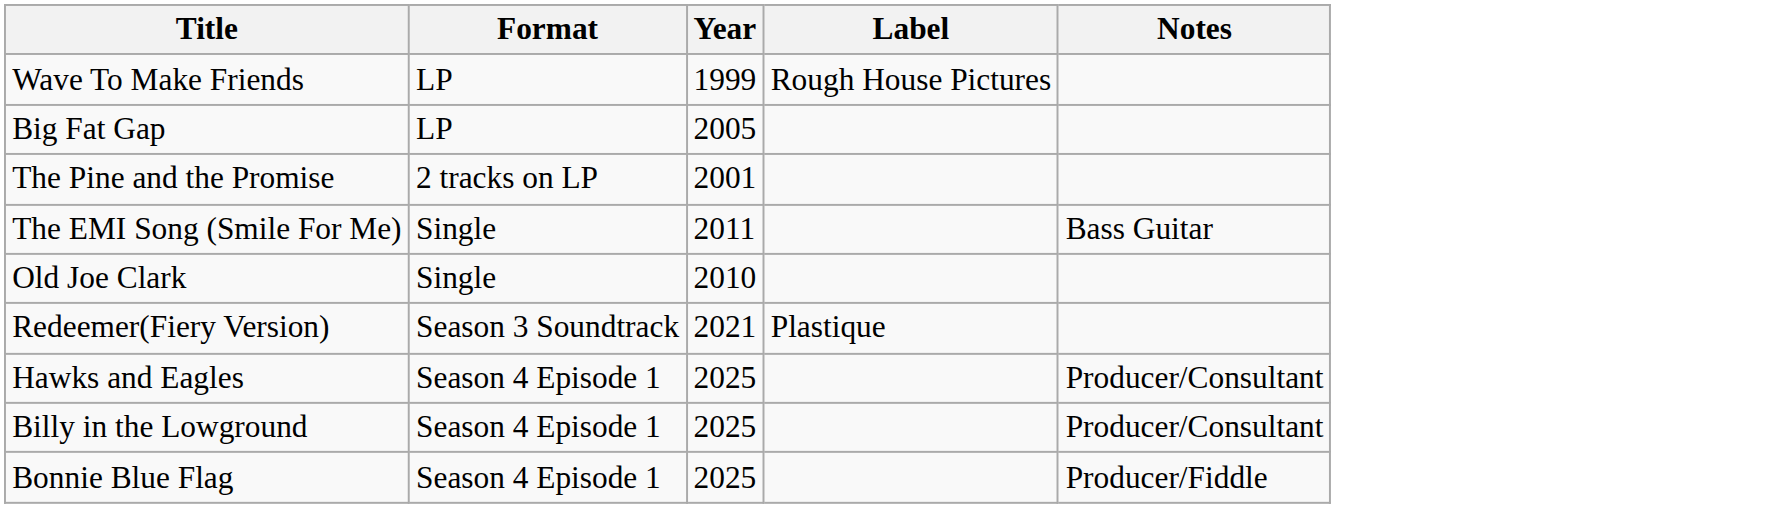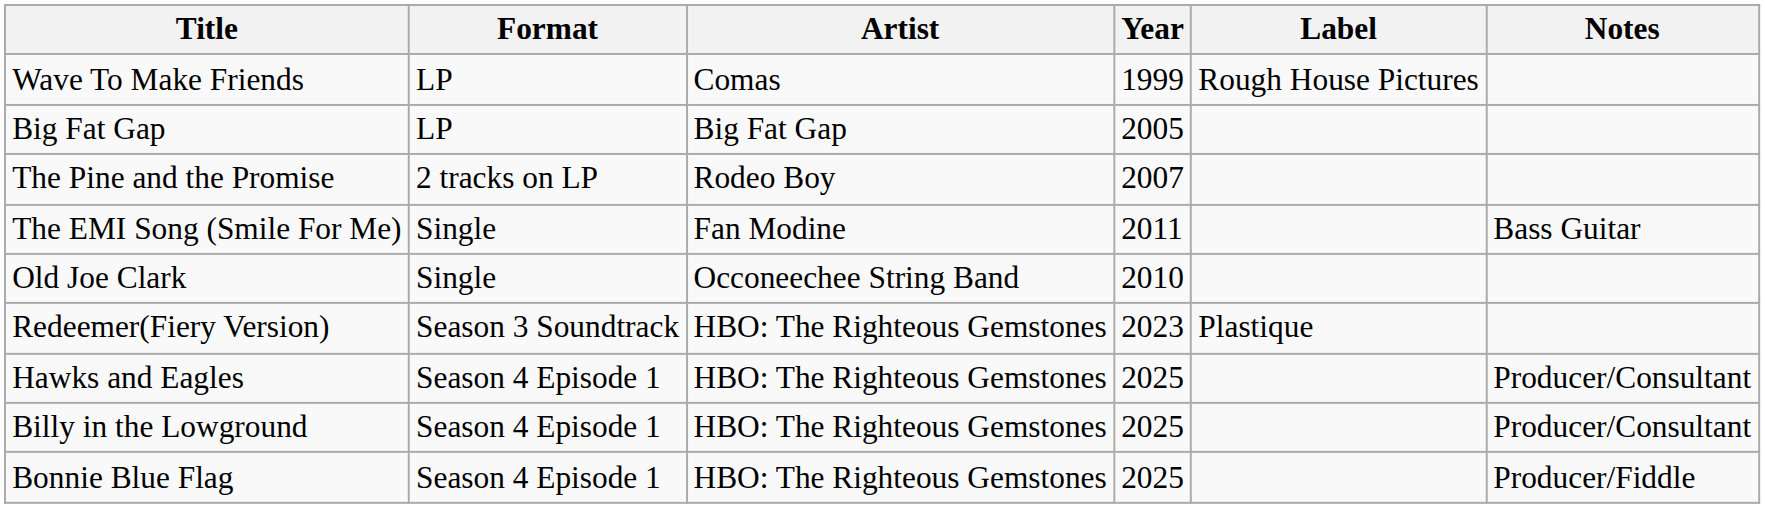+ column: (900, 29)
(725, 178) 2001 -> (1153, 178) 2007
(725, 327) 2021 -> (1153, 327) 2023
